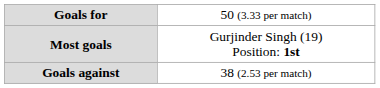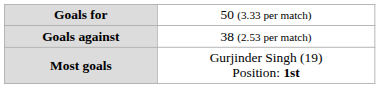rows swapped: (81, 72) <-> (81, 44)
